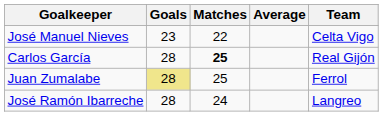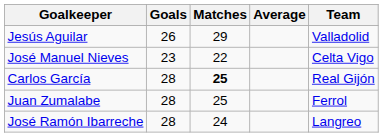+ row: (47, 36)
(168, 79) khaki background -> (168, 100) no background
